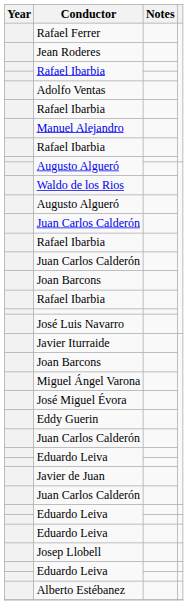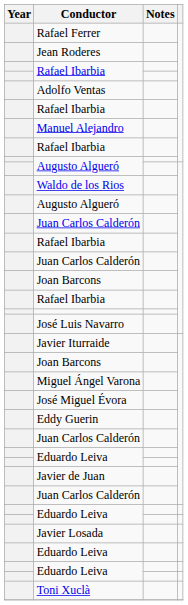+ row: (19, 533)
- row: (19, 552)
+ row: (19, 590)
- row: (19, 590)
